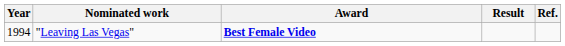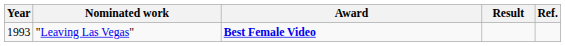(19, 32) 1994 -> (19, 32) 1993
